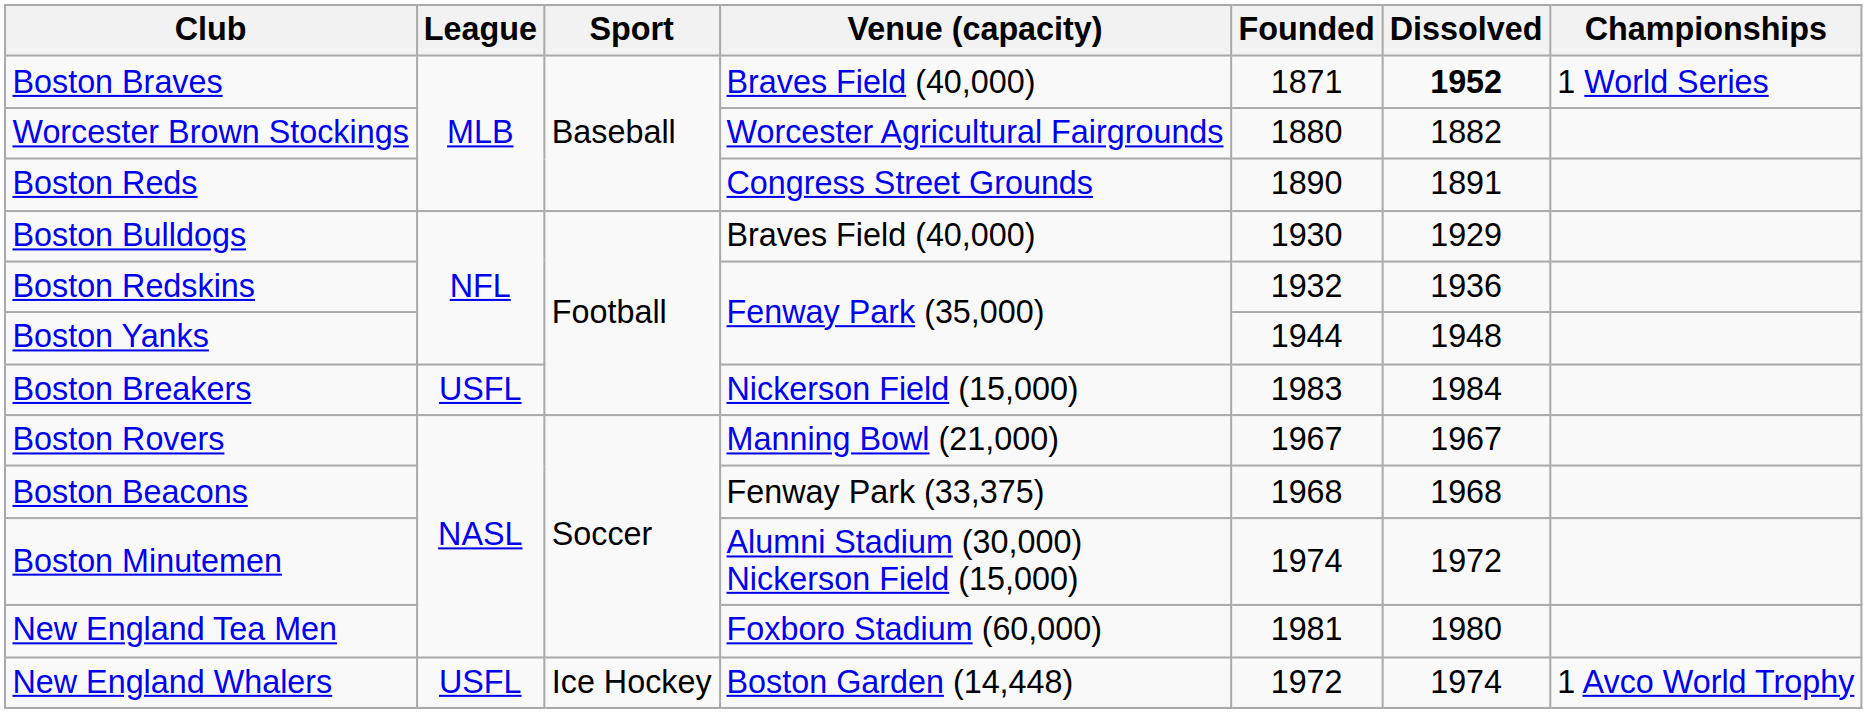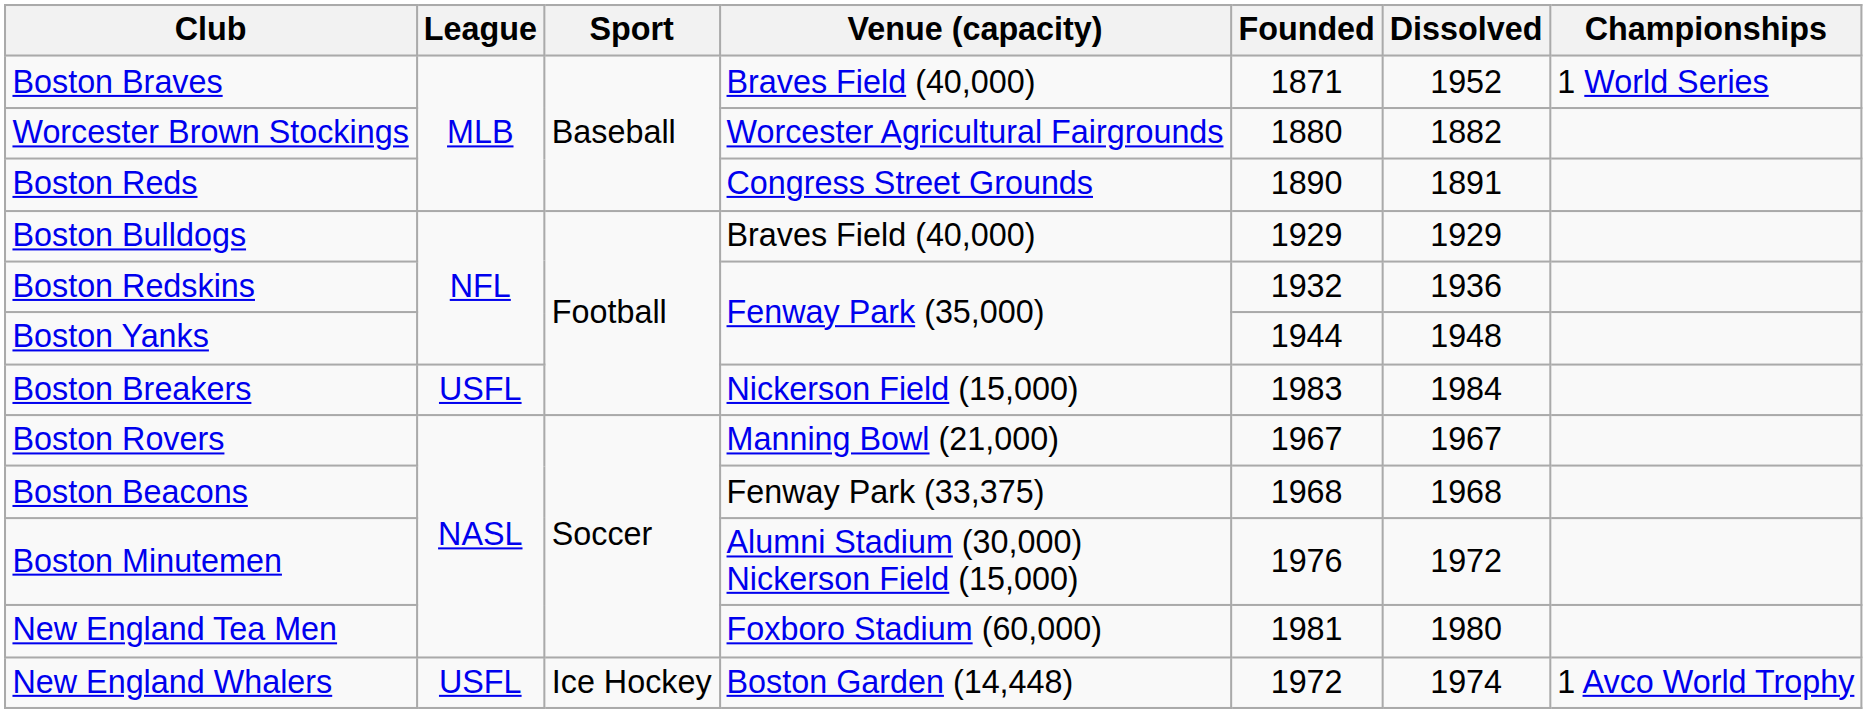(1466, 81) bold -> (1466, 81) normal
(1307, 235) 1930 -> (1307, 235) 1929
(1307, 560) 1974 -> (1307, 560) 1976
